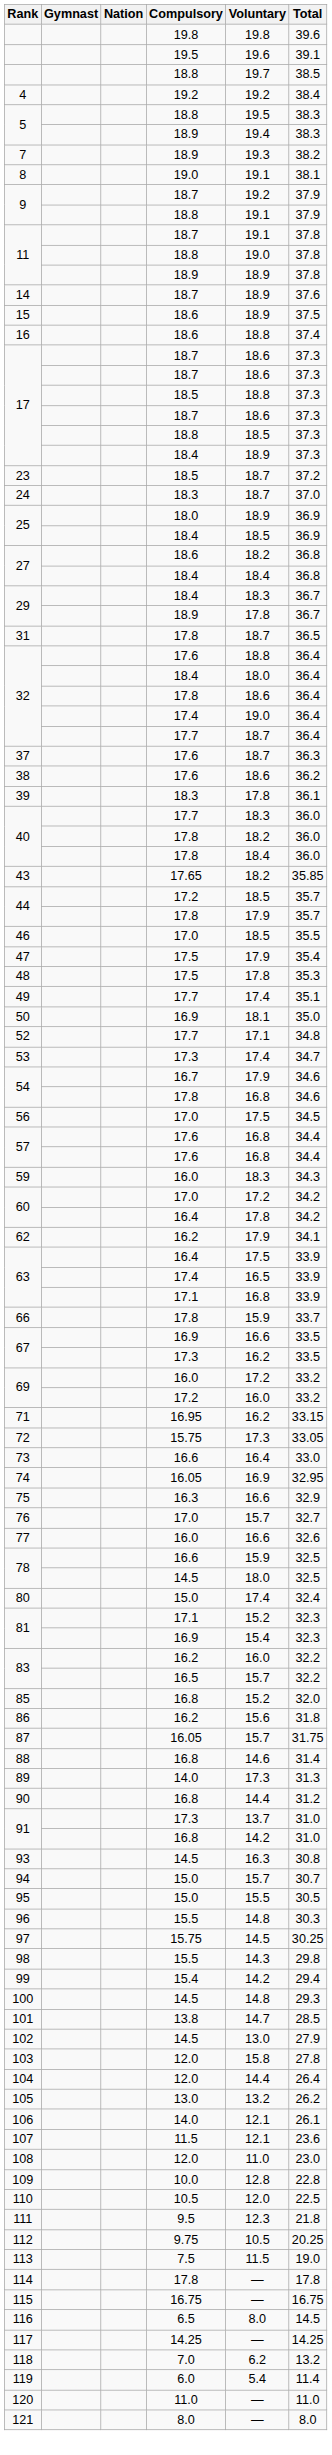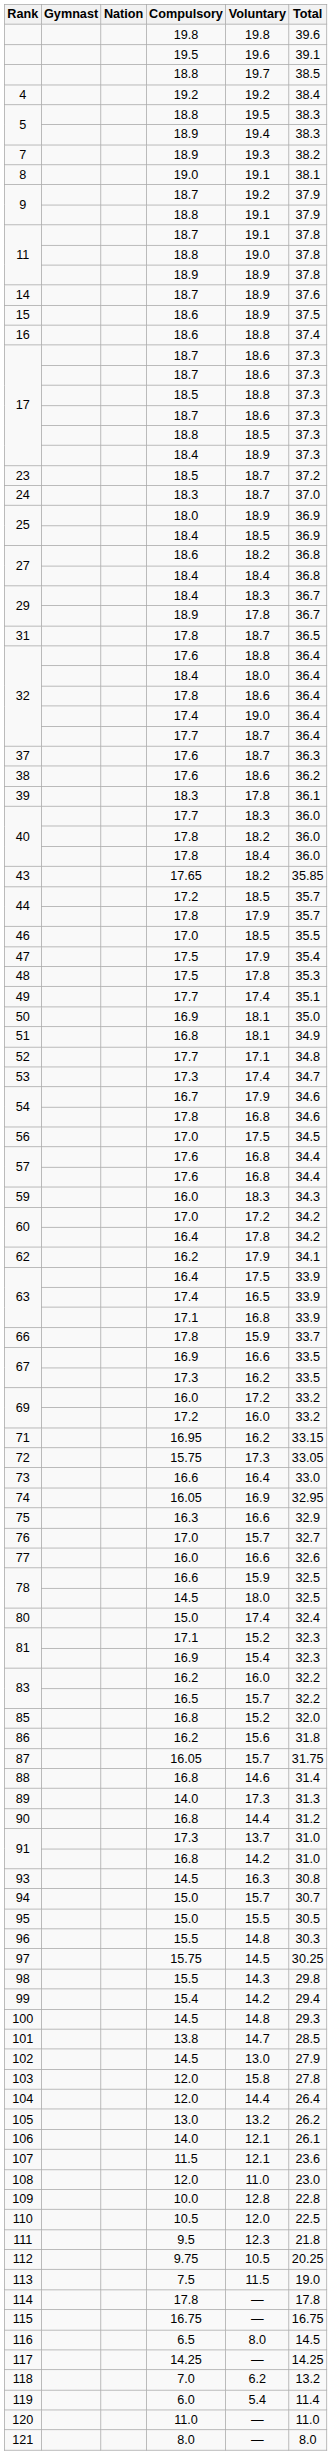+ row: (23, 1036)
